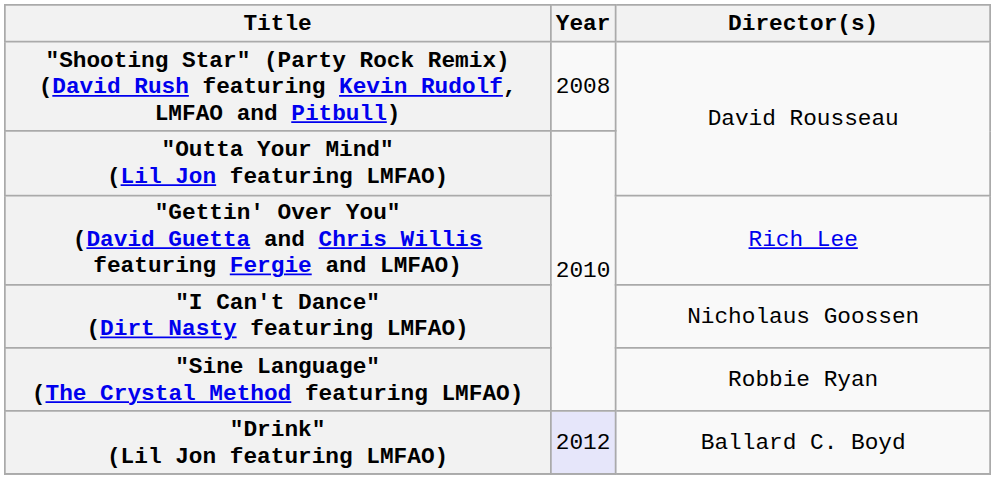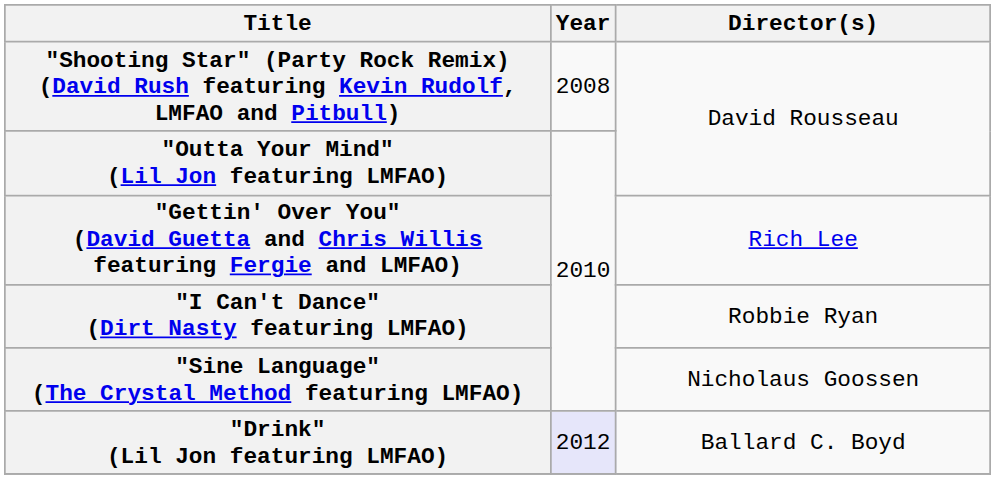(803, 316) Nicholaus Goossen -> (803, 316) Robbie Ryan
(803, 379) Robbie Ryan -> (803, 379) Nicholaus Goossen
